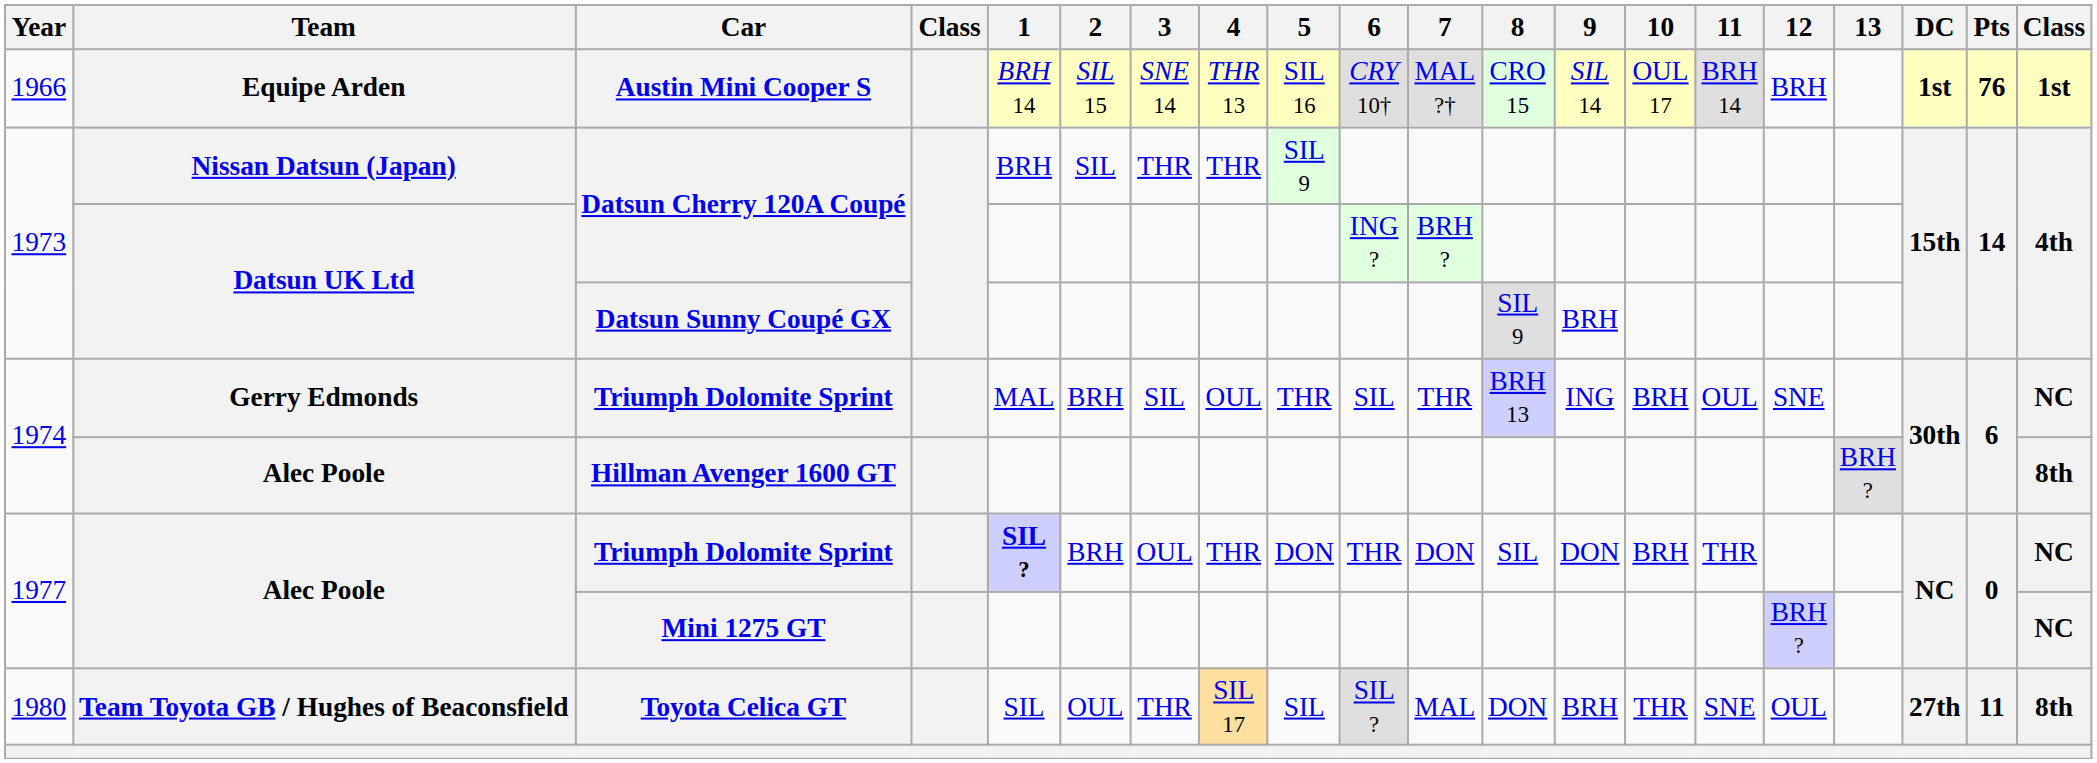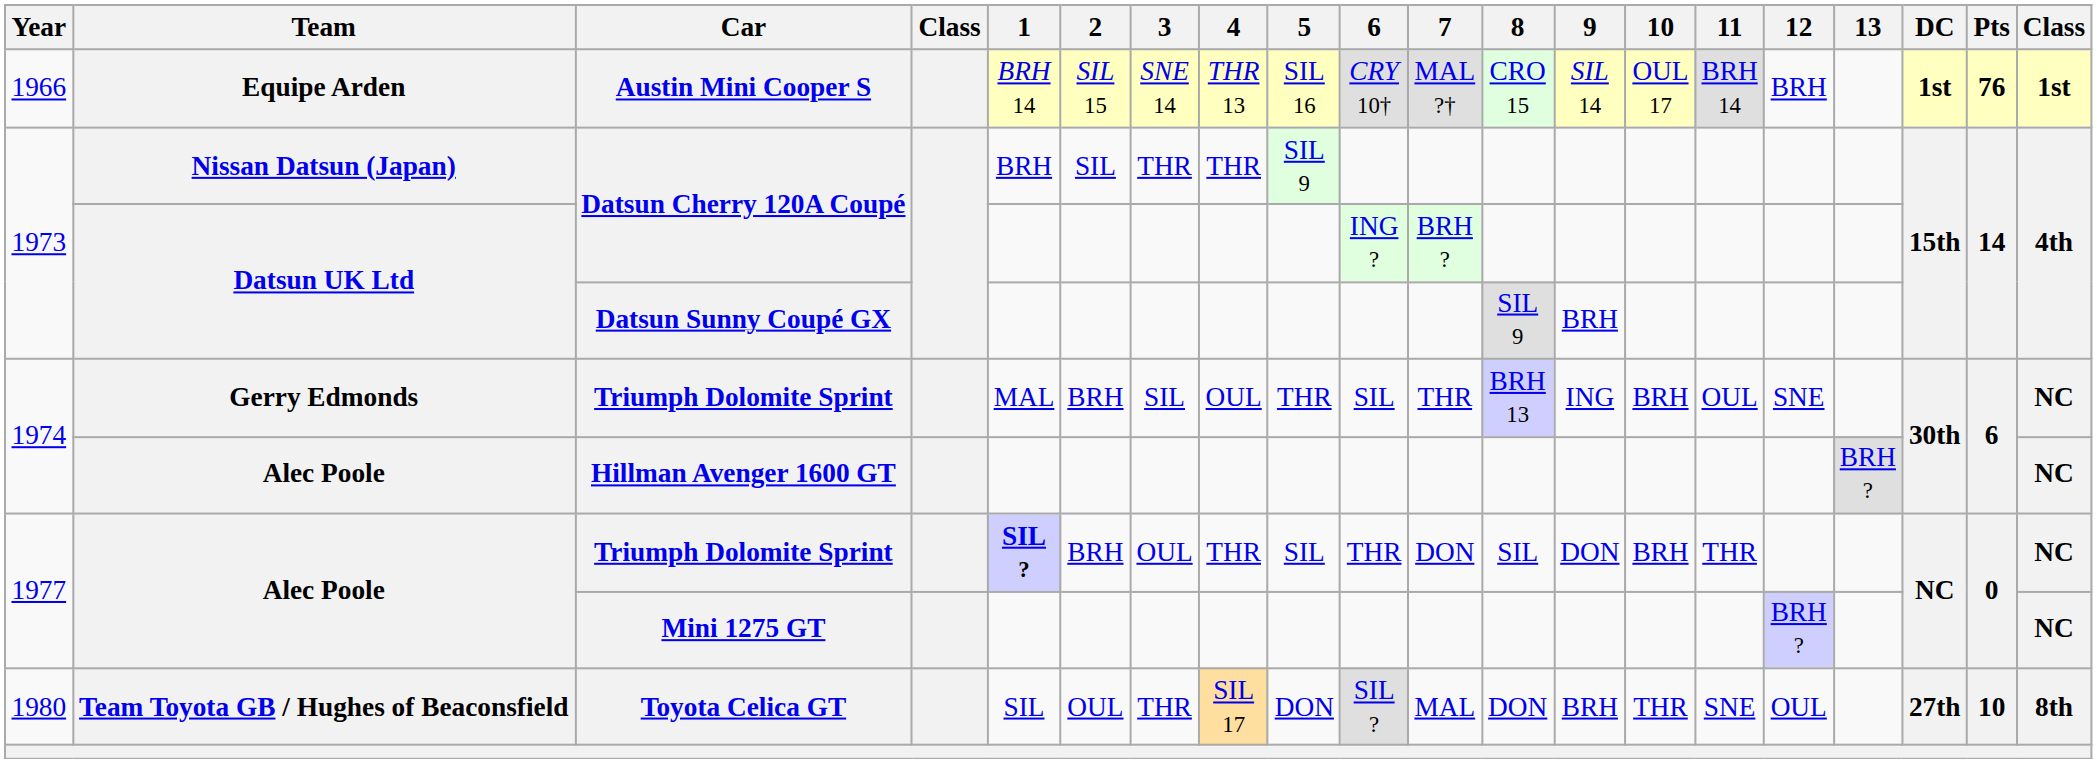(2054, 474) 8th -> (2054, 474) NC
(1304, 551) DON -> (1304, 551) SIL
(1304, 705) SIL -> (1304, 705) DON
(1992, 705) 11 -> (1992, 705) 10
